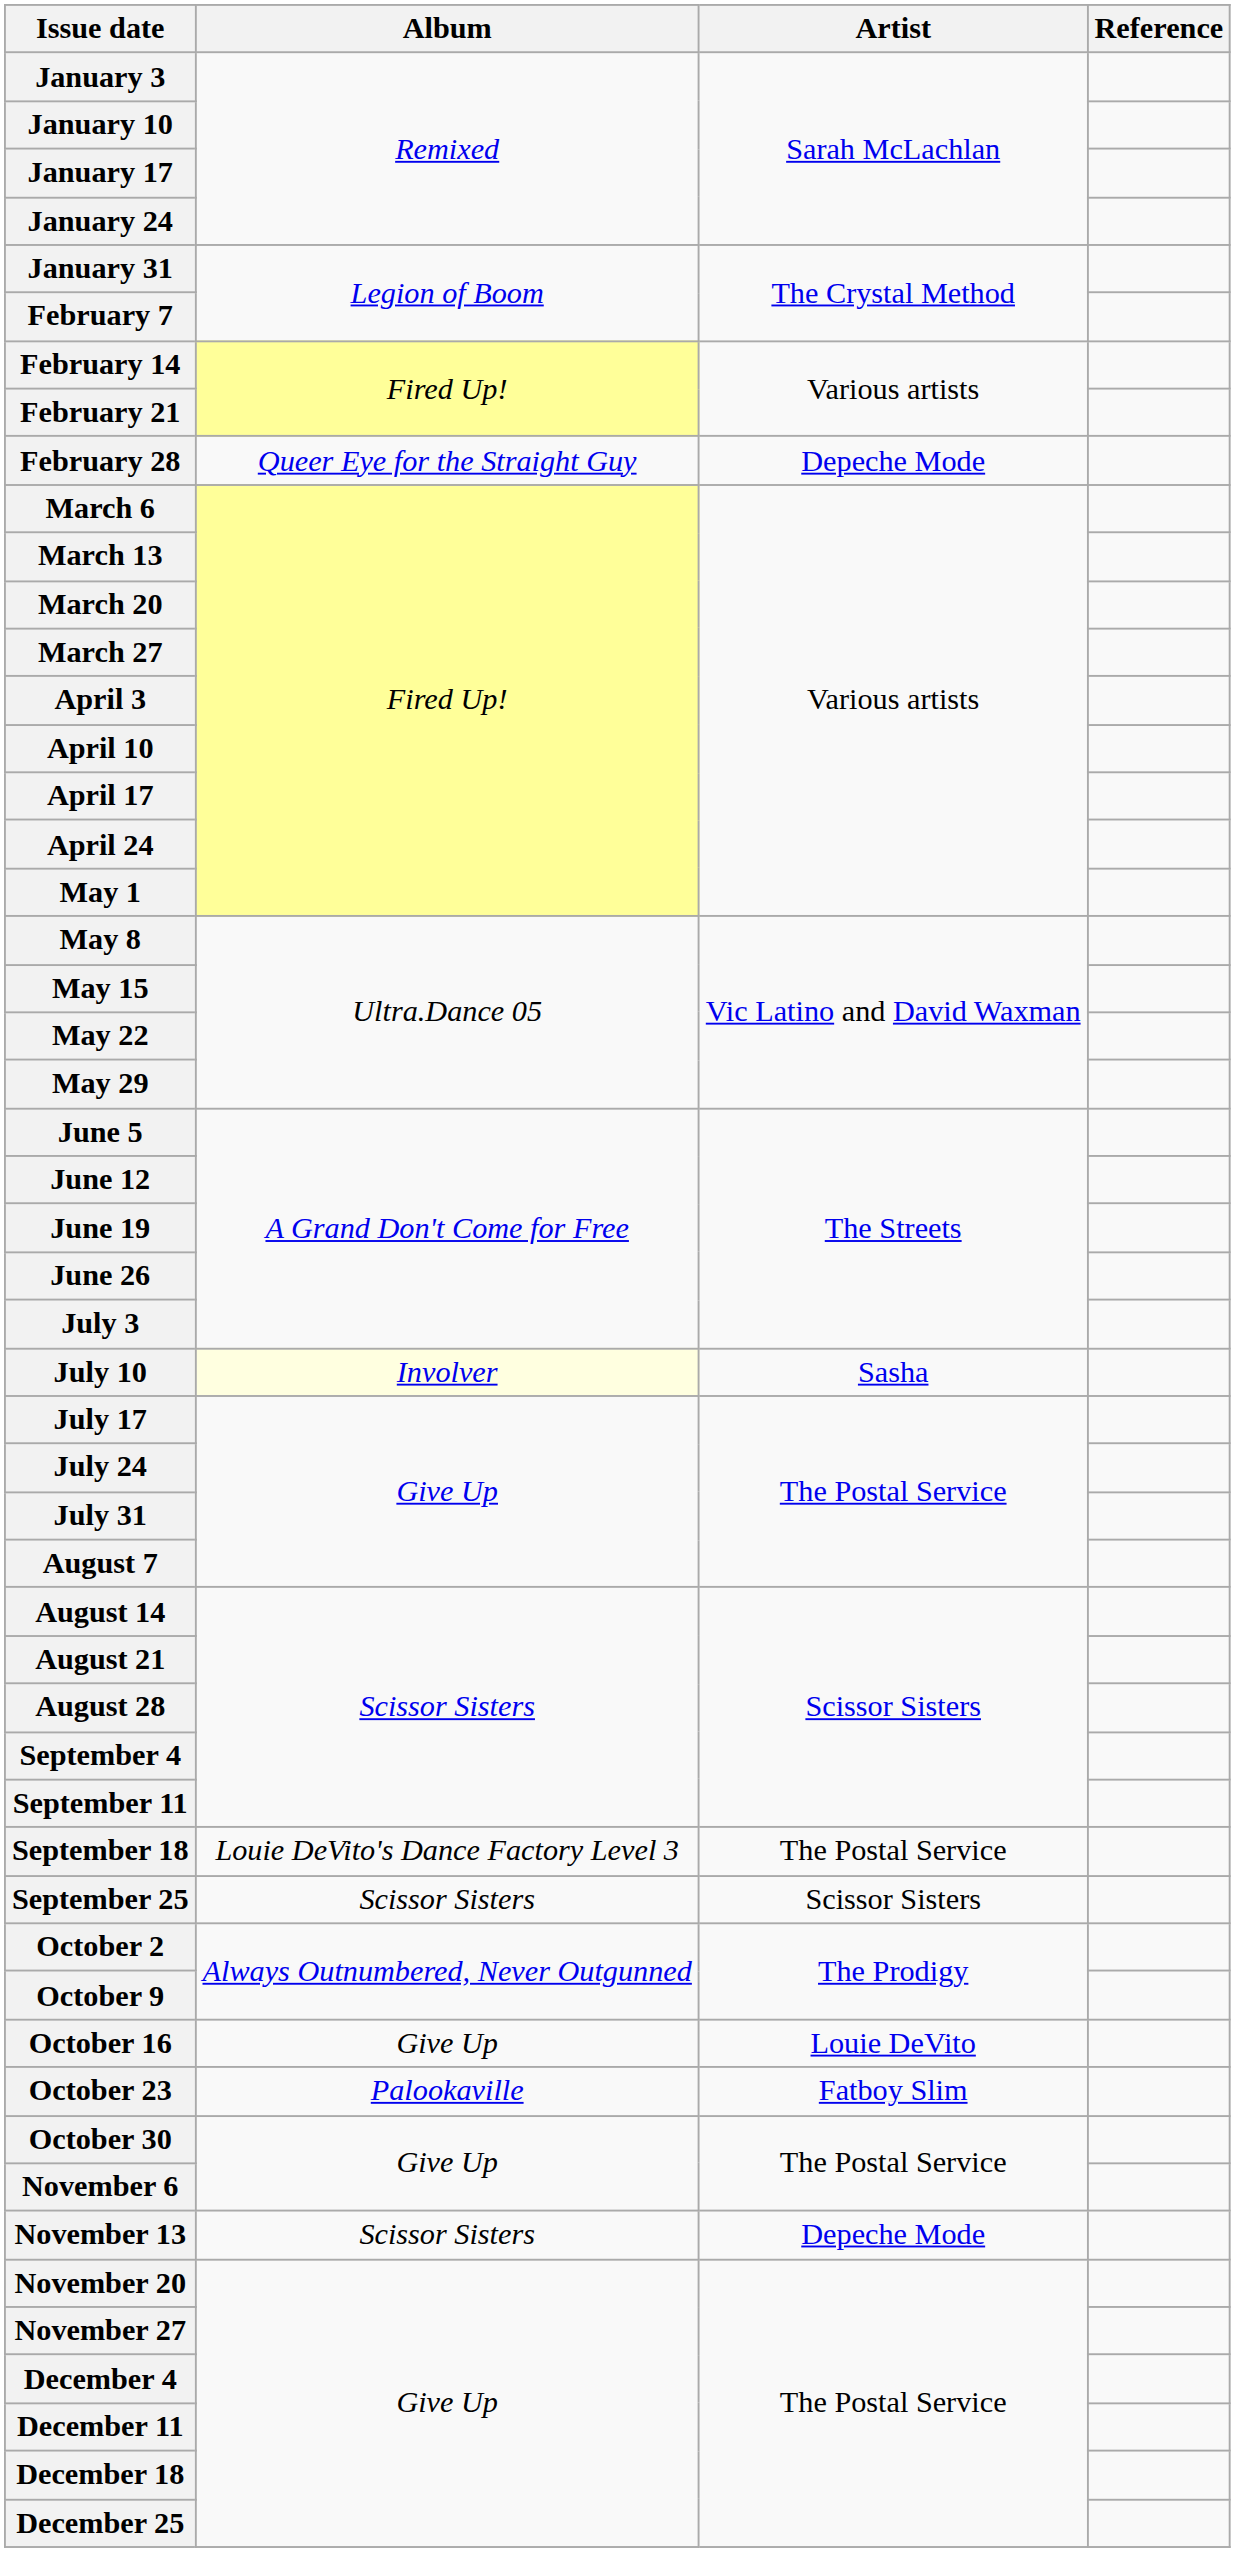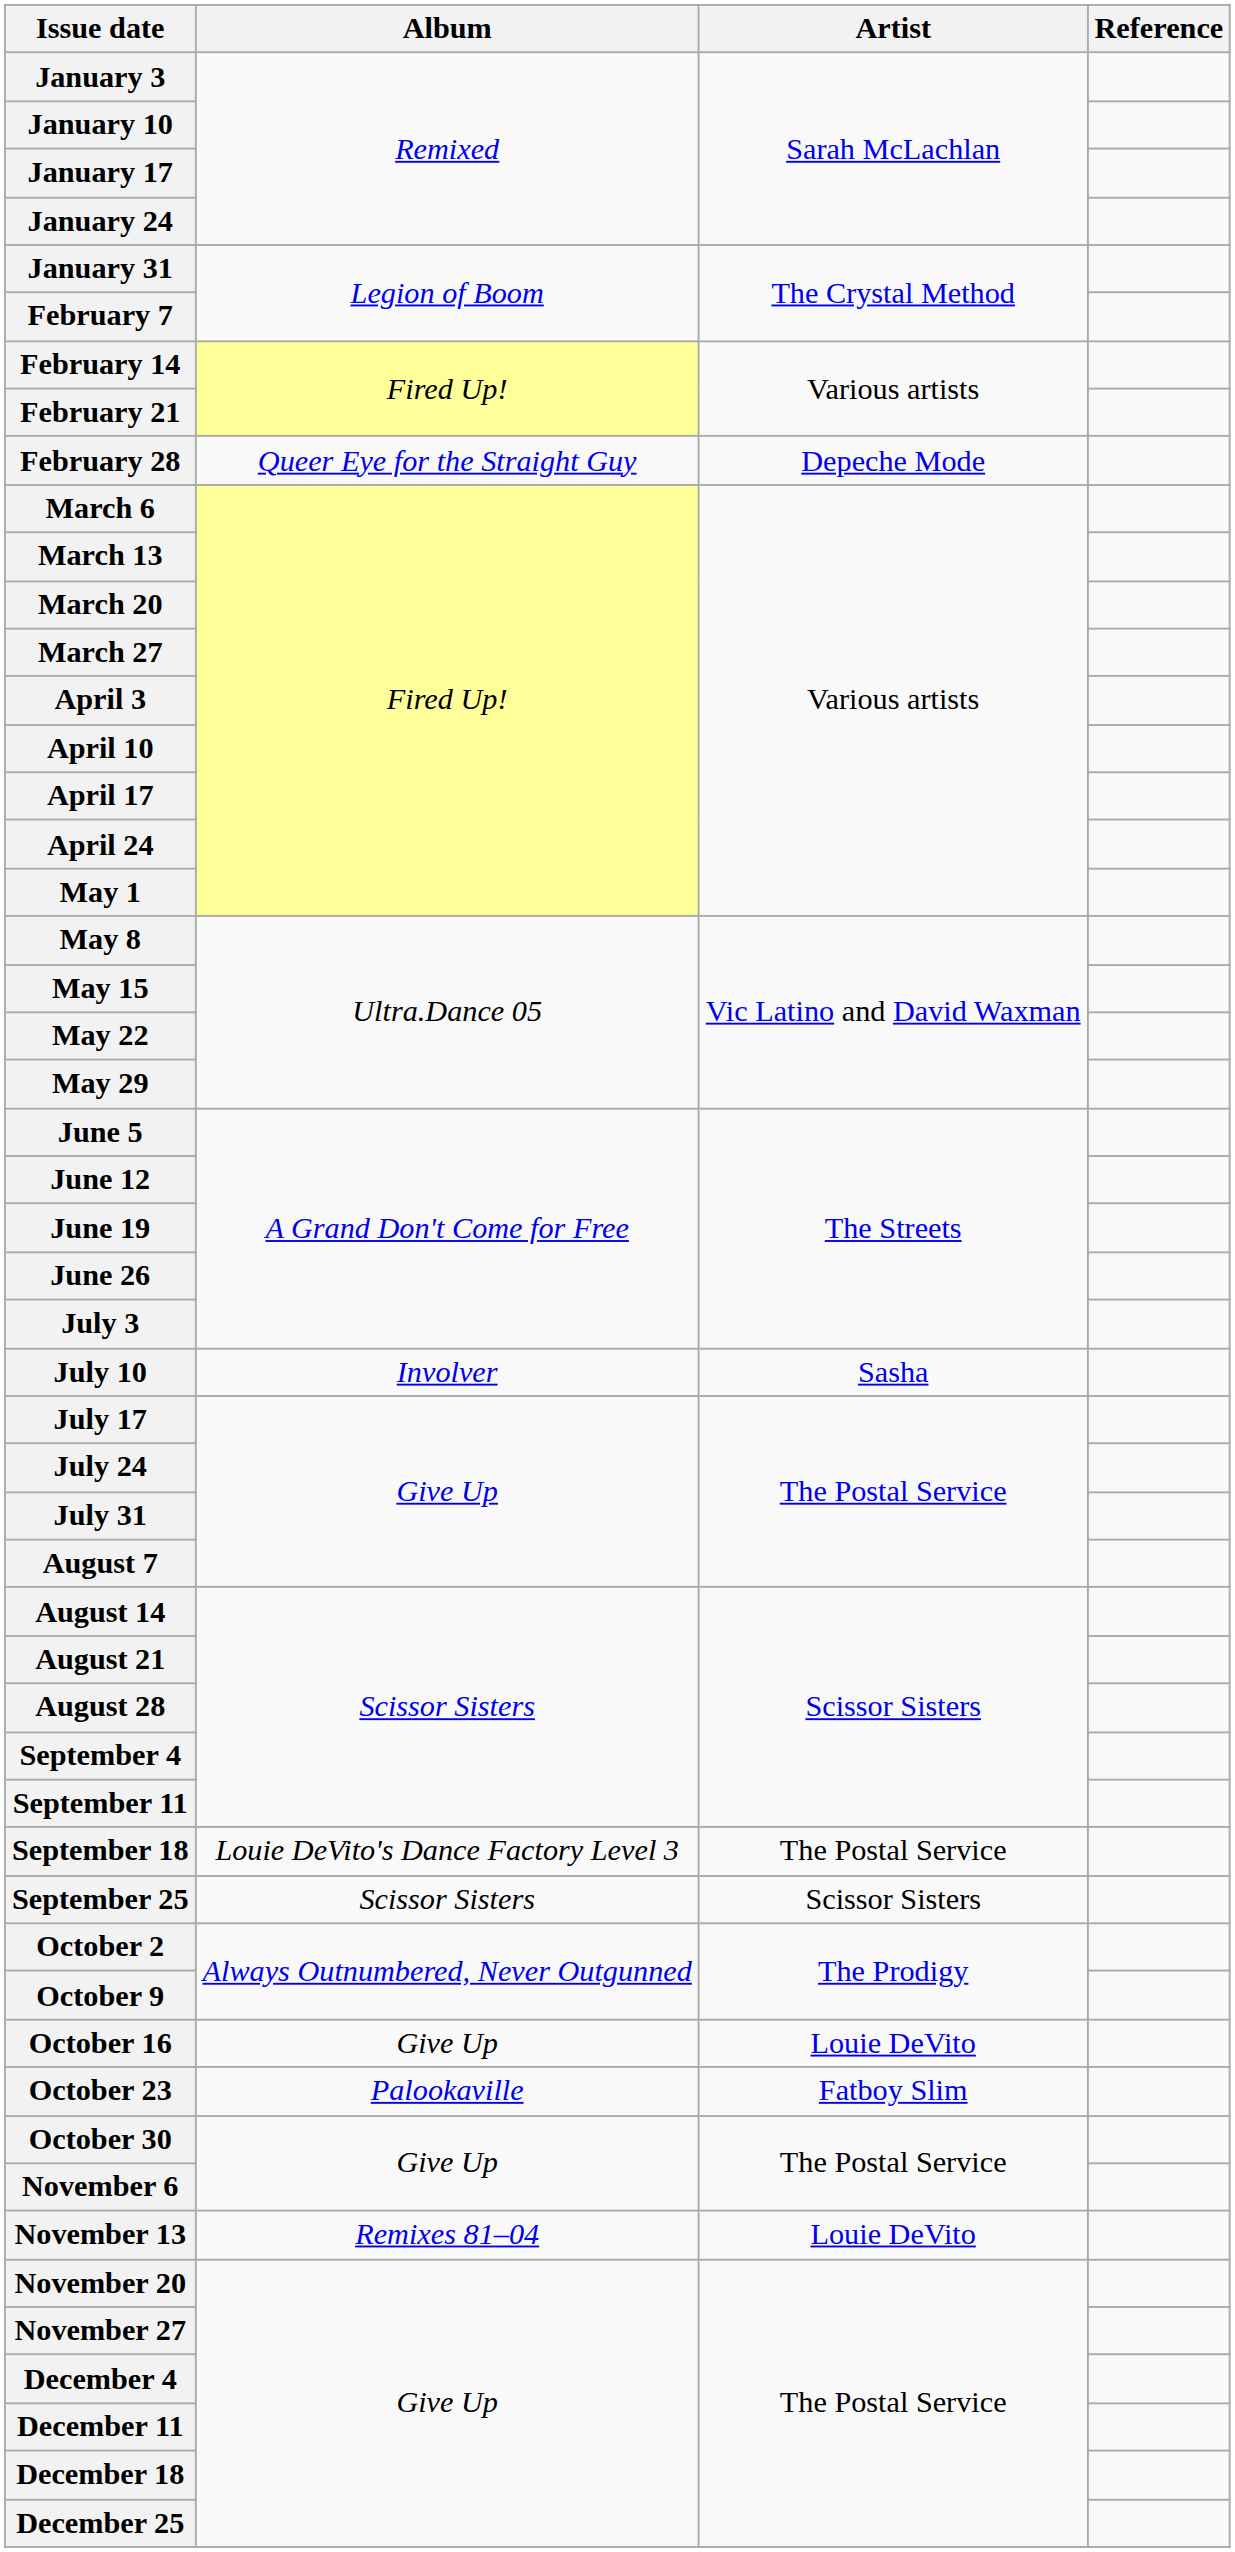(447, 1371) lightyellow background -> (447, 1371) no background
(447, 2234) Scissor Sisters -> (447, 2234) Remixes 81–04
(893, 2234) Depeche Mode -> (893, 2234) Louie DeVito
